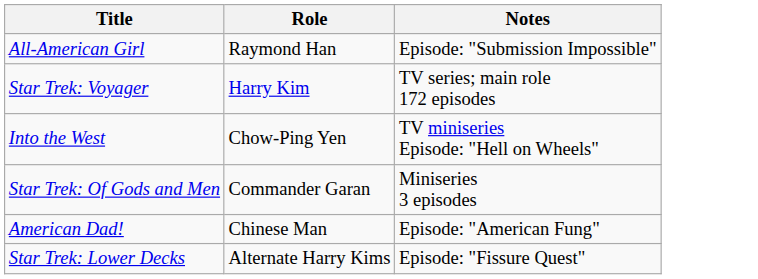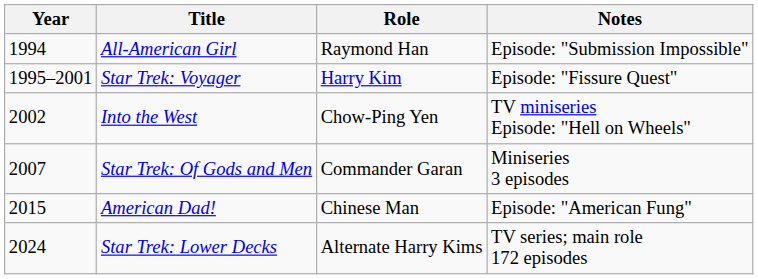+ column: (51, 19)
(475, 88) TV series; main role 172 episodes -> (584, 78) Episode: "Fissure Quest"
(492, 258) Episode: "Fissure Quest" -> (567, 248) TV series; main role 172 episodes
